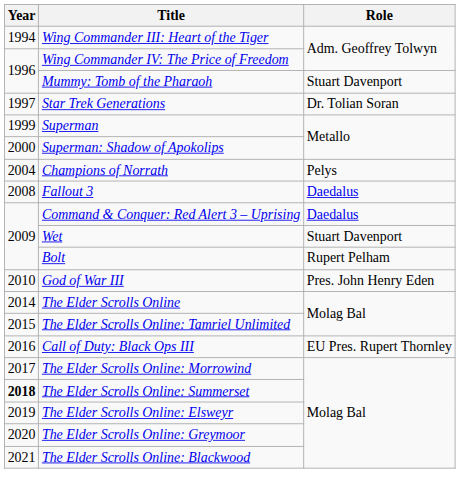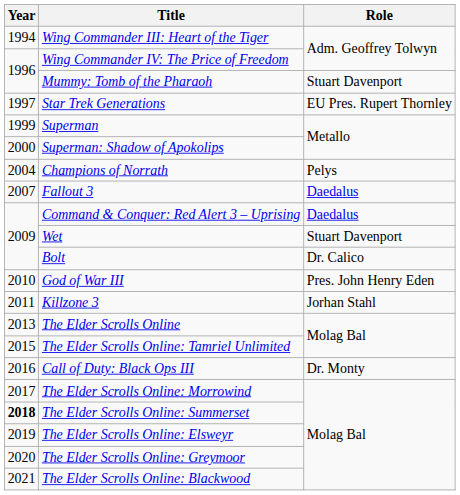(353, 103) Dr. Tolian Soran -> (379, 103) EU Pres. Rupert Thornley
(22, 192) 2008 -> (22, 192) 2007
(348, 258) Rupert Pelham -> (335, 258) Dr. Calico
+ row: (70, 302)
(22, 302) 2014 -> (22, 324) 2013
(379, 346) EU Pres. Rupert Thornley -> (336, 368) Dr. Monty
